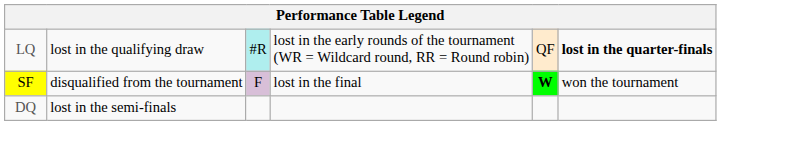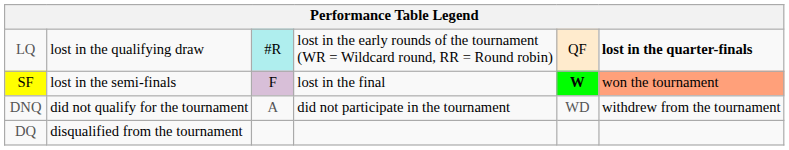(146, 83) disqualified from the tournament -> (113, 83) lost in the semi-finals
(620, 83) no background -> (660, 83) lightsalmon background
+ row: (26, 108)
(113, 108) lost in the semi-finals -> (146, 132) disqualified from the tournament
